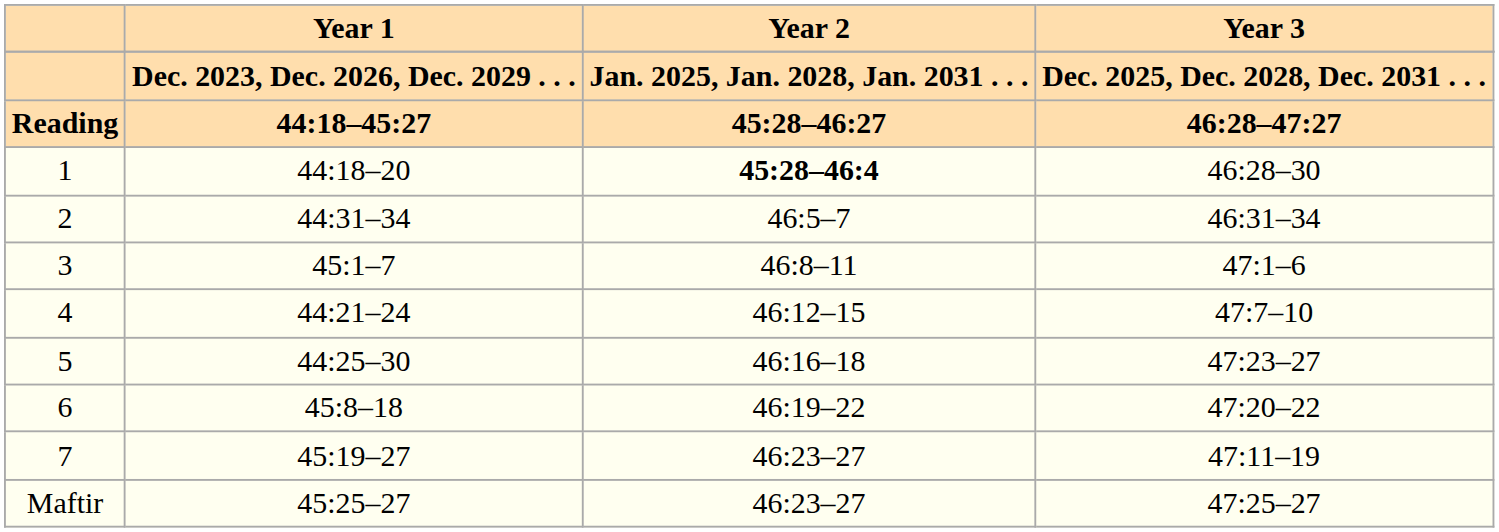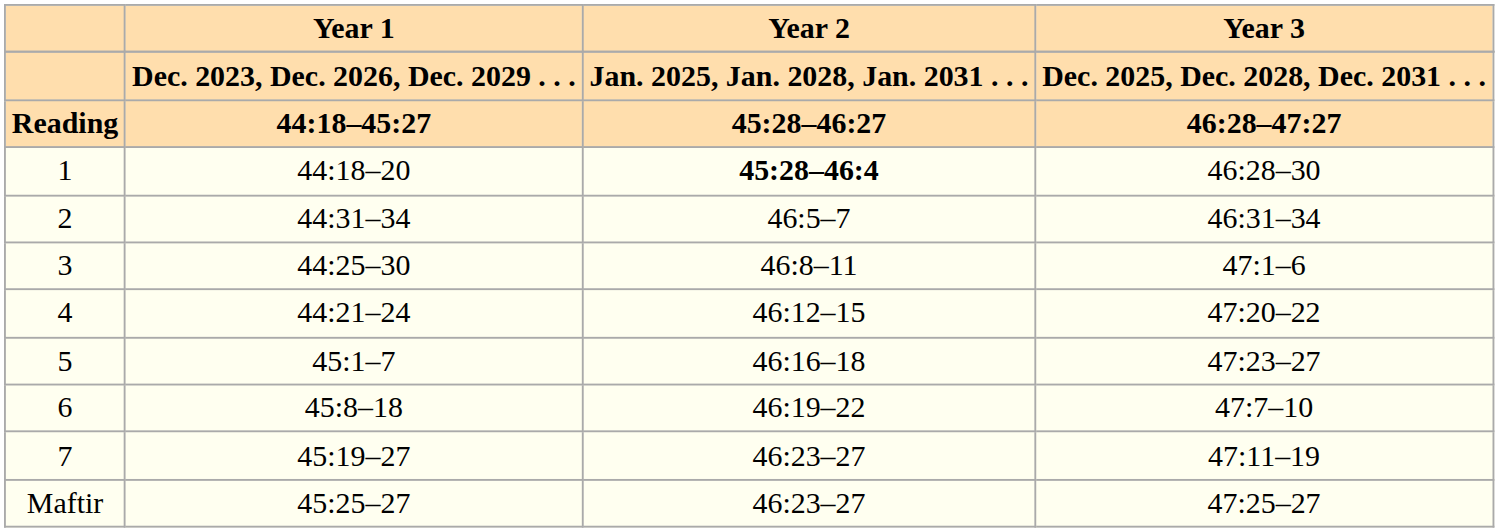(354, 265) 45:1–7 -> (354, 265) 44:25–30
(1264, 312) 47:7–10 -> (1264, 312) 47:20–22
(354, 360) 44:25–30 -> (354, 360) 45:1–7
(1264, 407) 47:20–22 -> (1264, 407) 47:7–10
